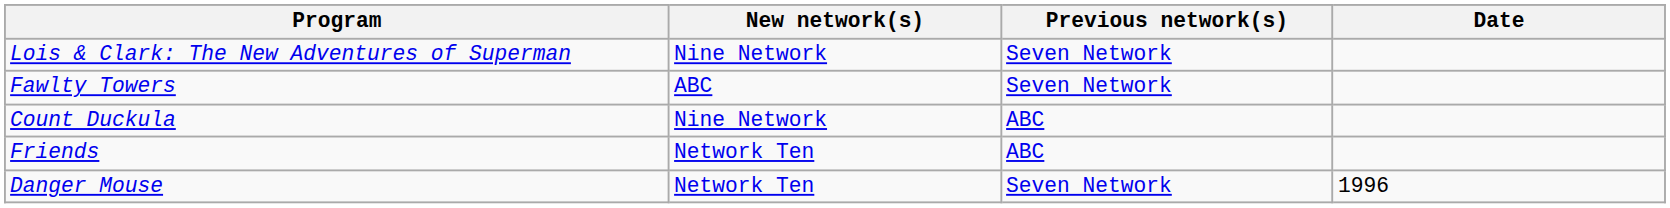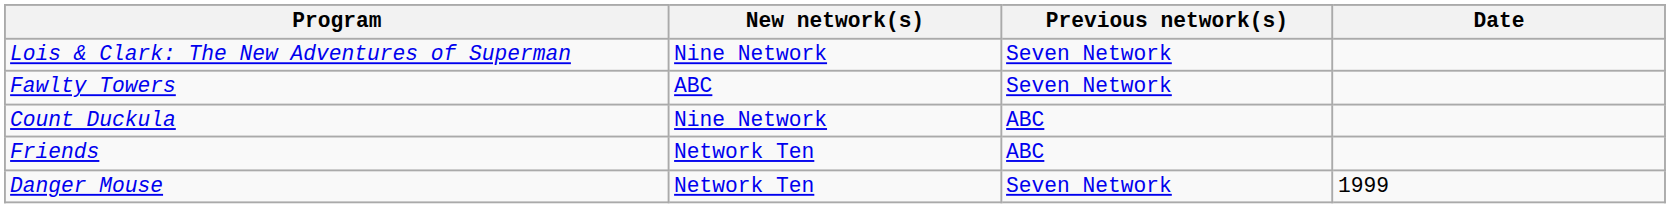(1364, 186) 1996 -> (1364, 186) 1999
